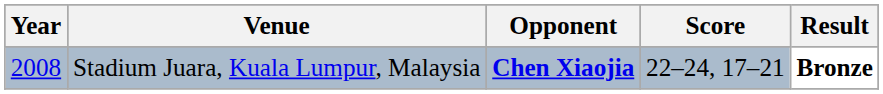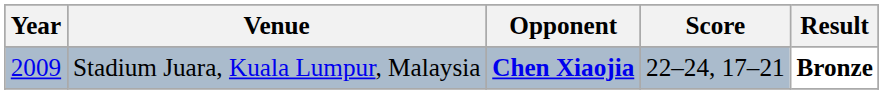(36, 67) 2008 -> (36, 67) 2009
